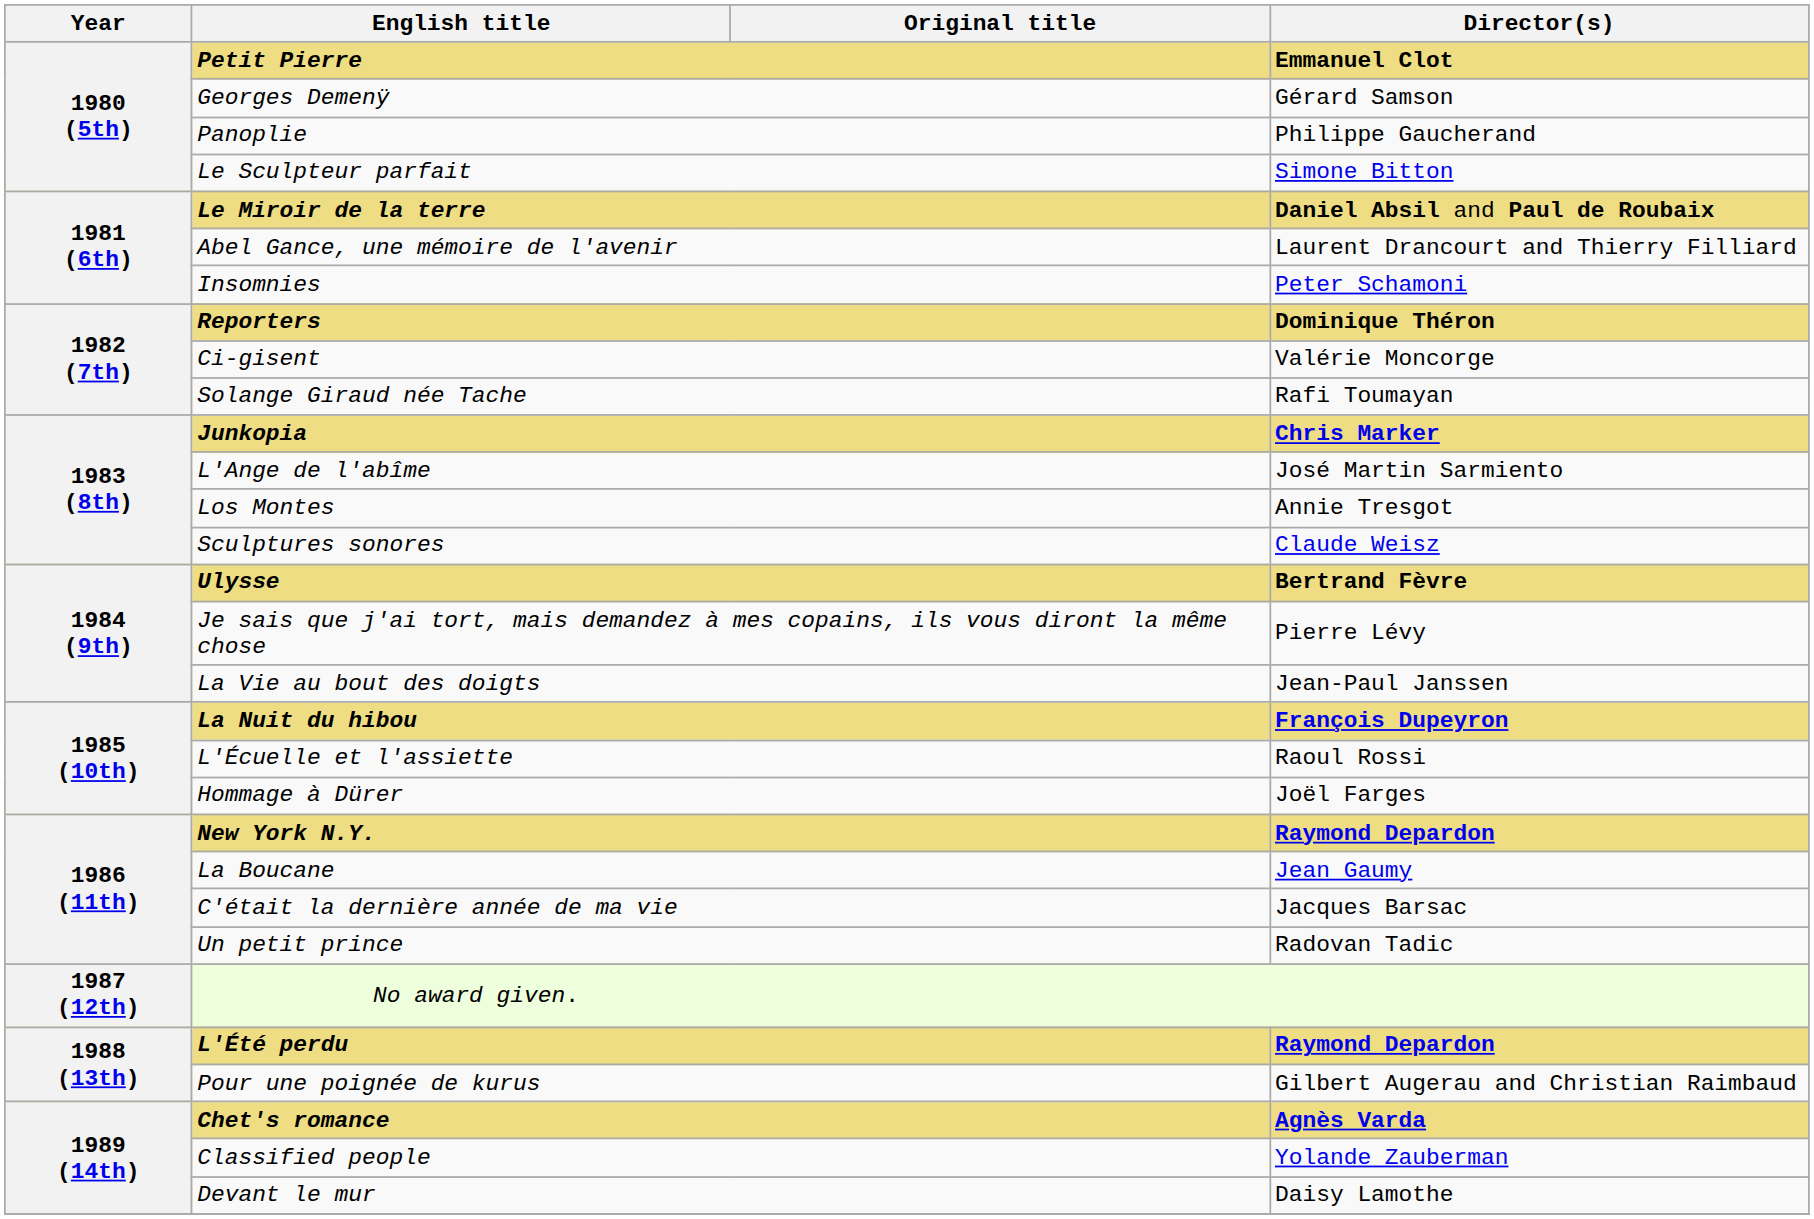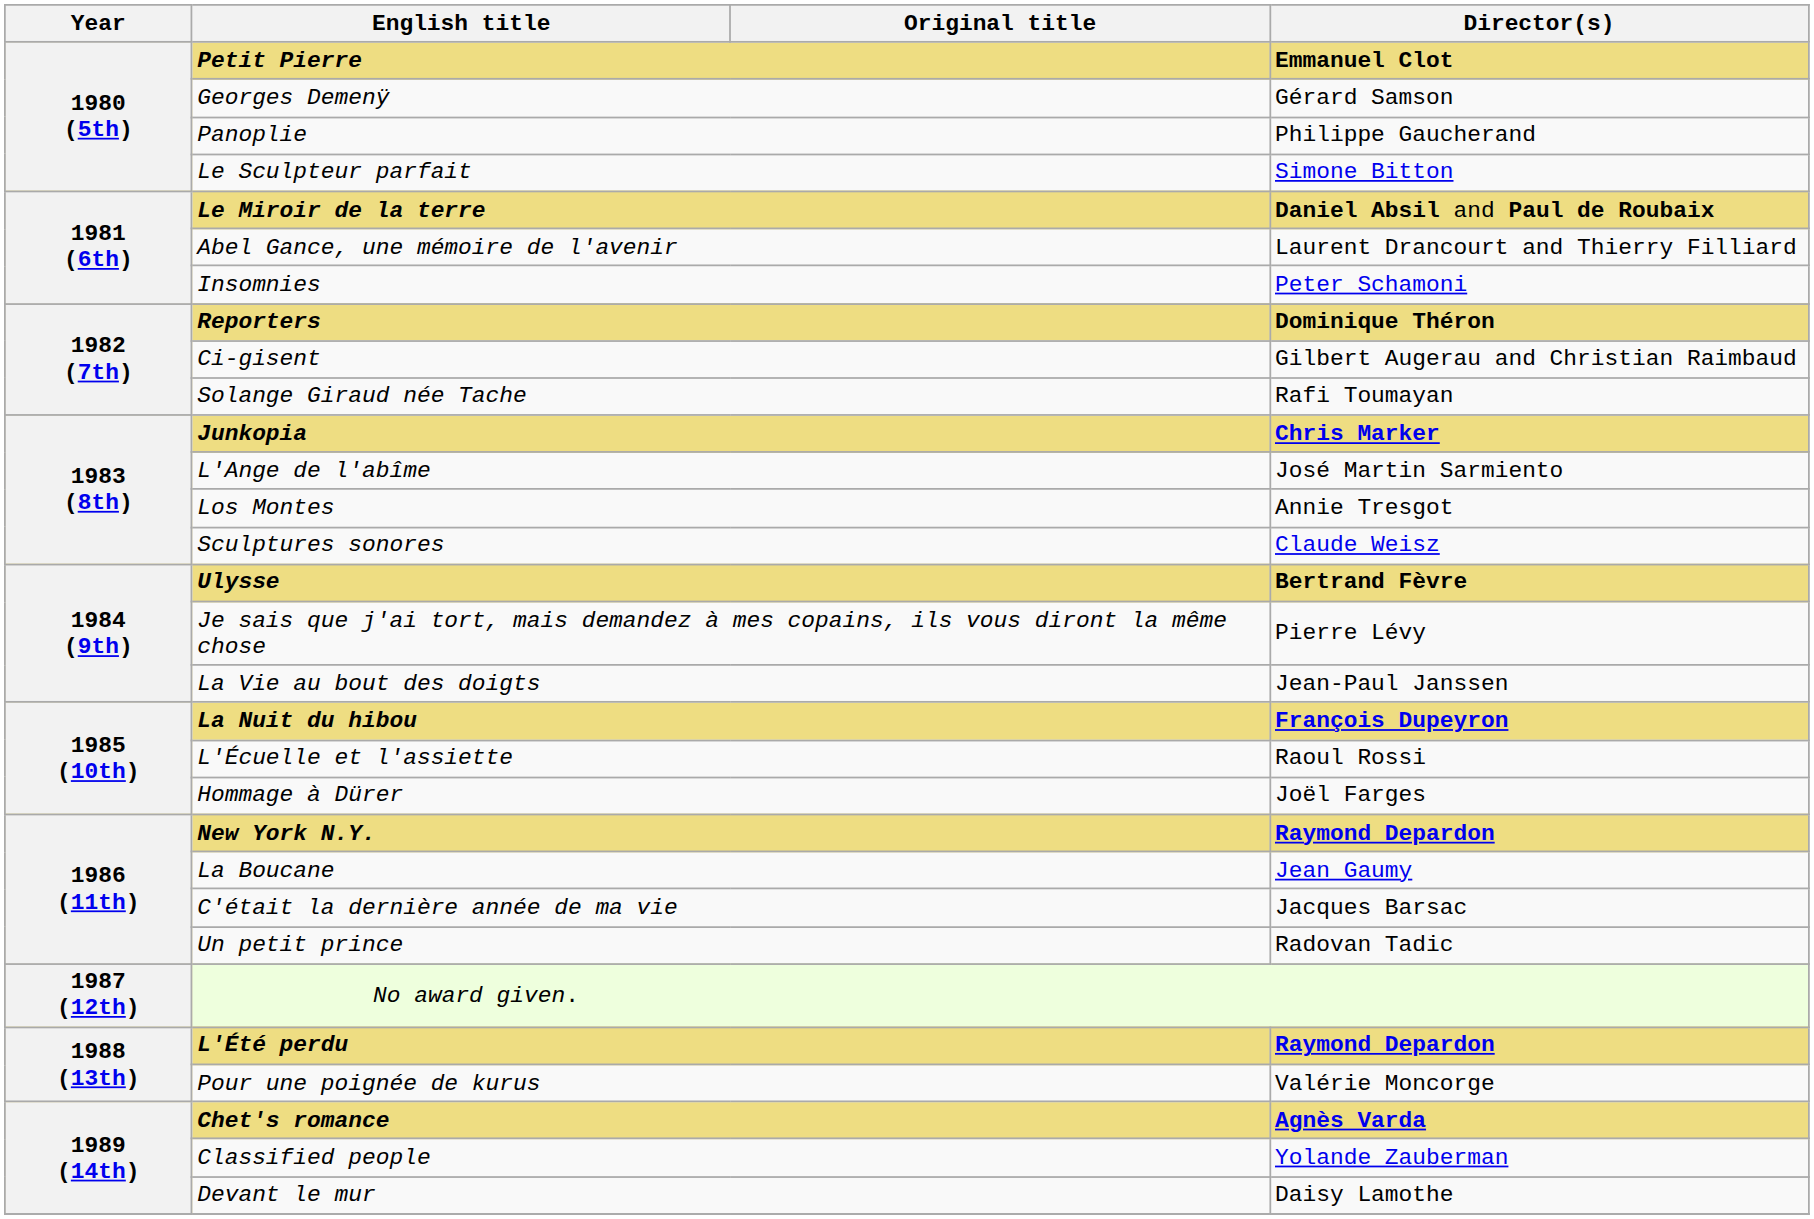(1385, 359) Valérie Moncorge -> (1536, 359) Gilbert Augerau and Christian Raimbaud
(1536, 1083) Gilbert Augerau and Christian Raimbaud -> (1385, 1083) Valérie Moncorge
